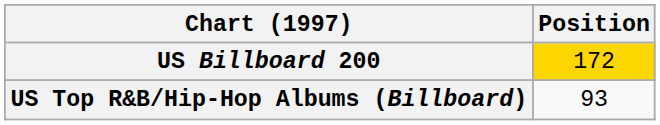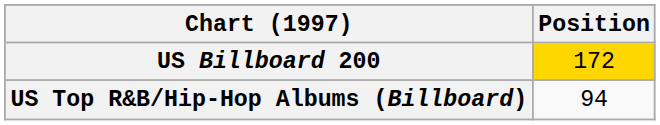(594, 100) 93 -> (594, 100) 94
